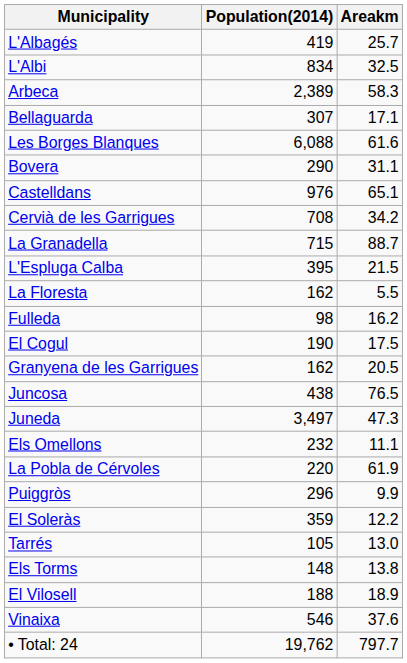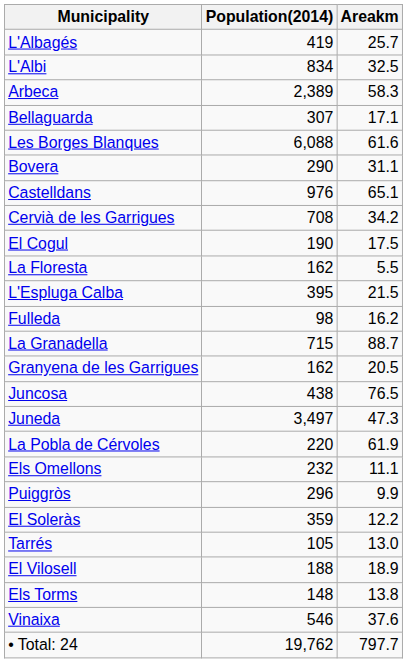rows swapped: (38, 343) <-> (58, 243)
rows swapped: (66, 268) <-> (48, 293)
rows swapped: (55, 444) <-> (84, 469)
rows swapped: (43, 569) <-> (42, 594)
